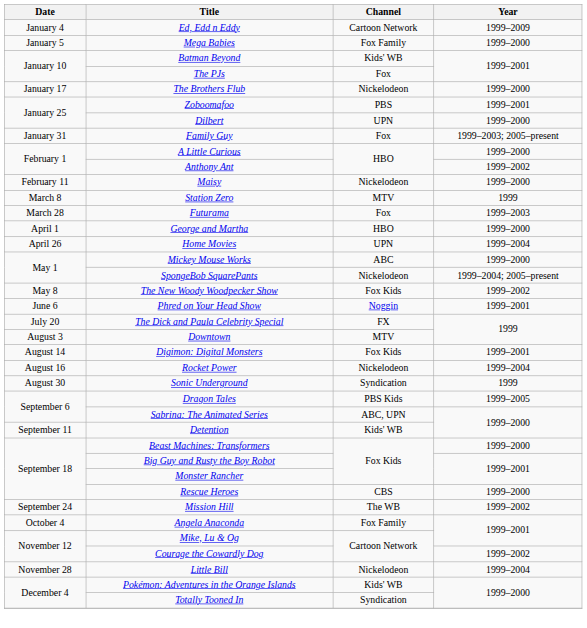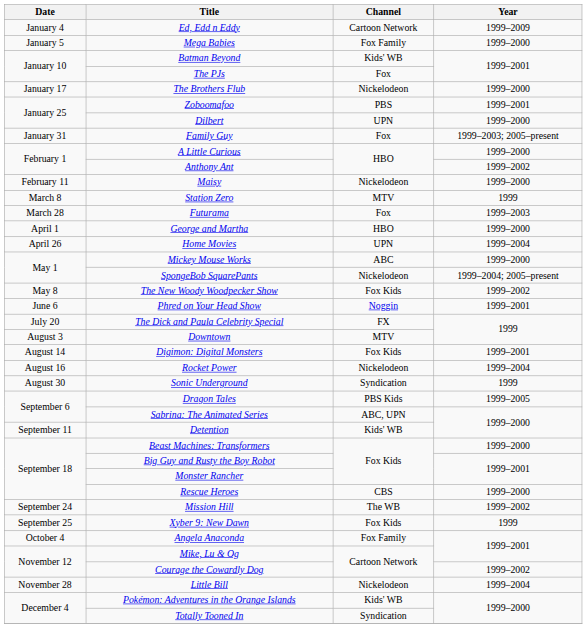+ row: (209, 523)
